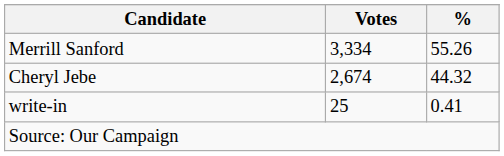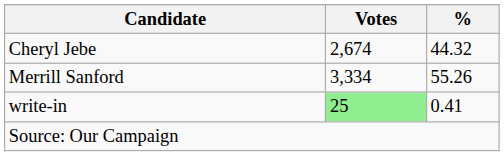rows swapped: (66, 48) <-> (53, 77)
(339, 106) no background -> (339, 106) lightgreen background
